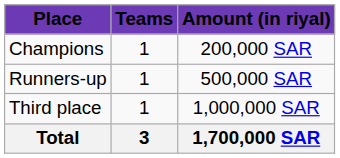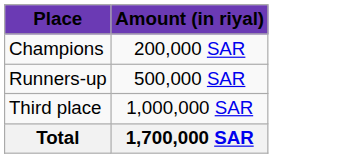- column: (144, 19)
